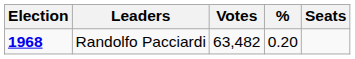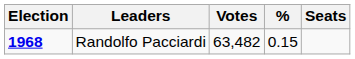(283, 41) 0.20 -> (283, 41) 0.15
